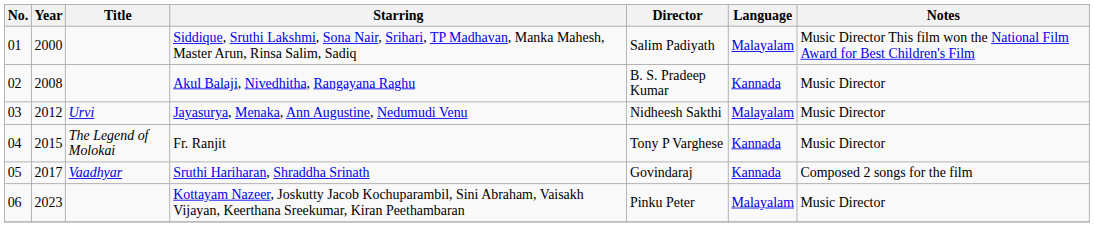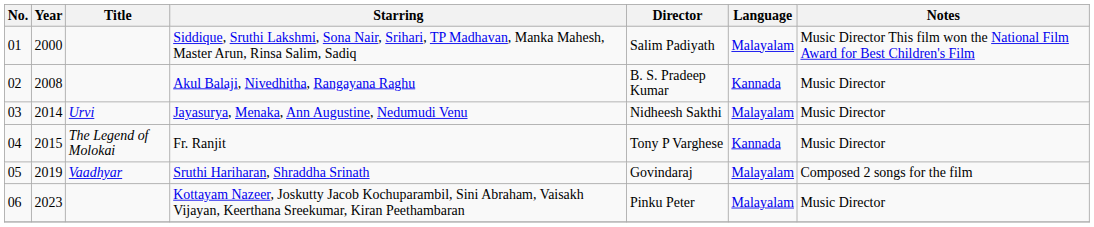(48, 113) 2012 -> (48, 113) 2014
(48, 172) 2017 -> (48, 172) 2019
(756, 172) Kannada -> (763, 172) Malayalam
